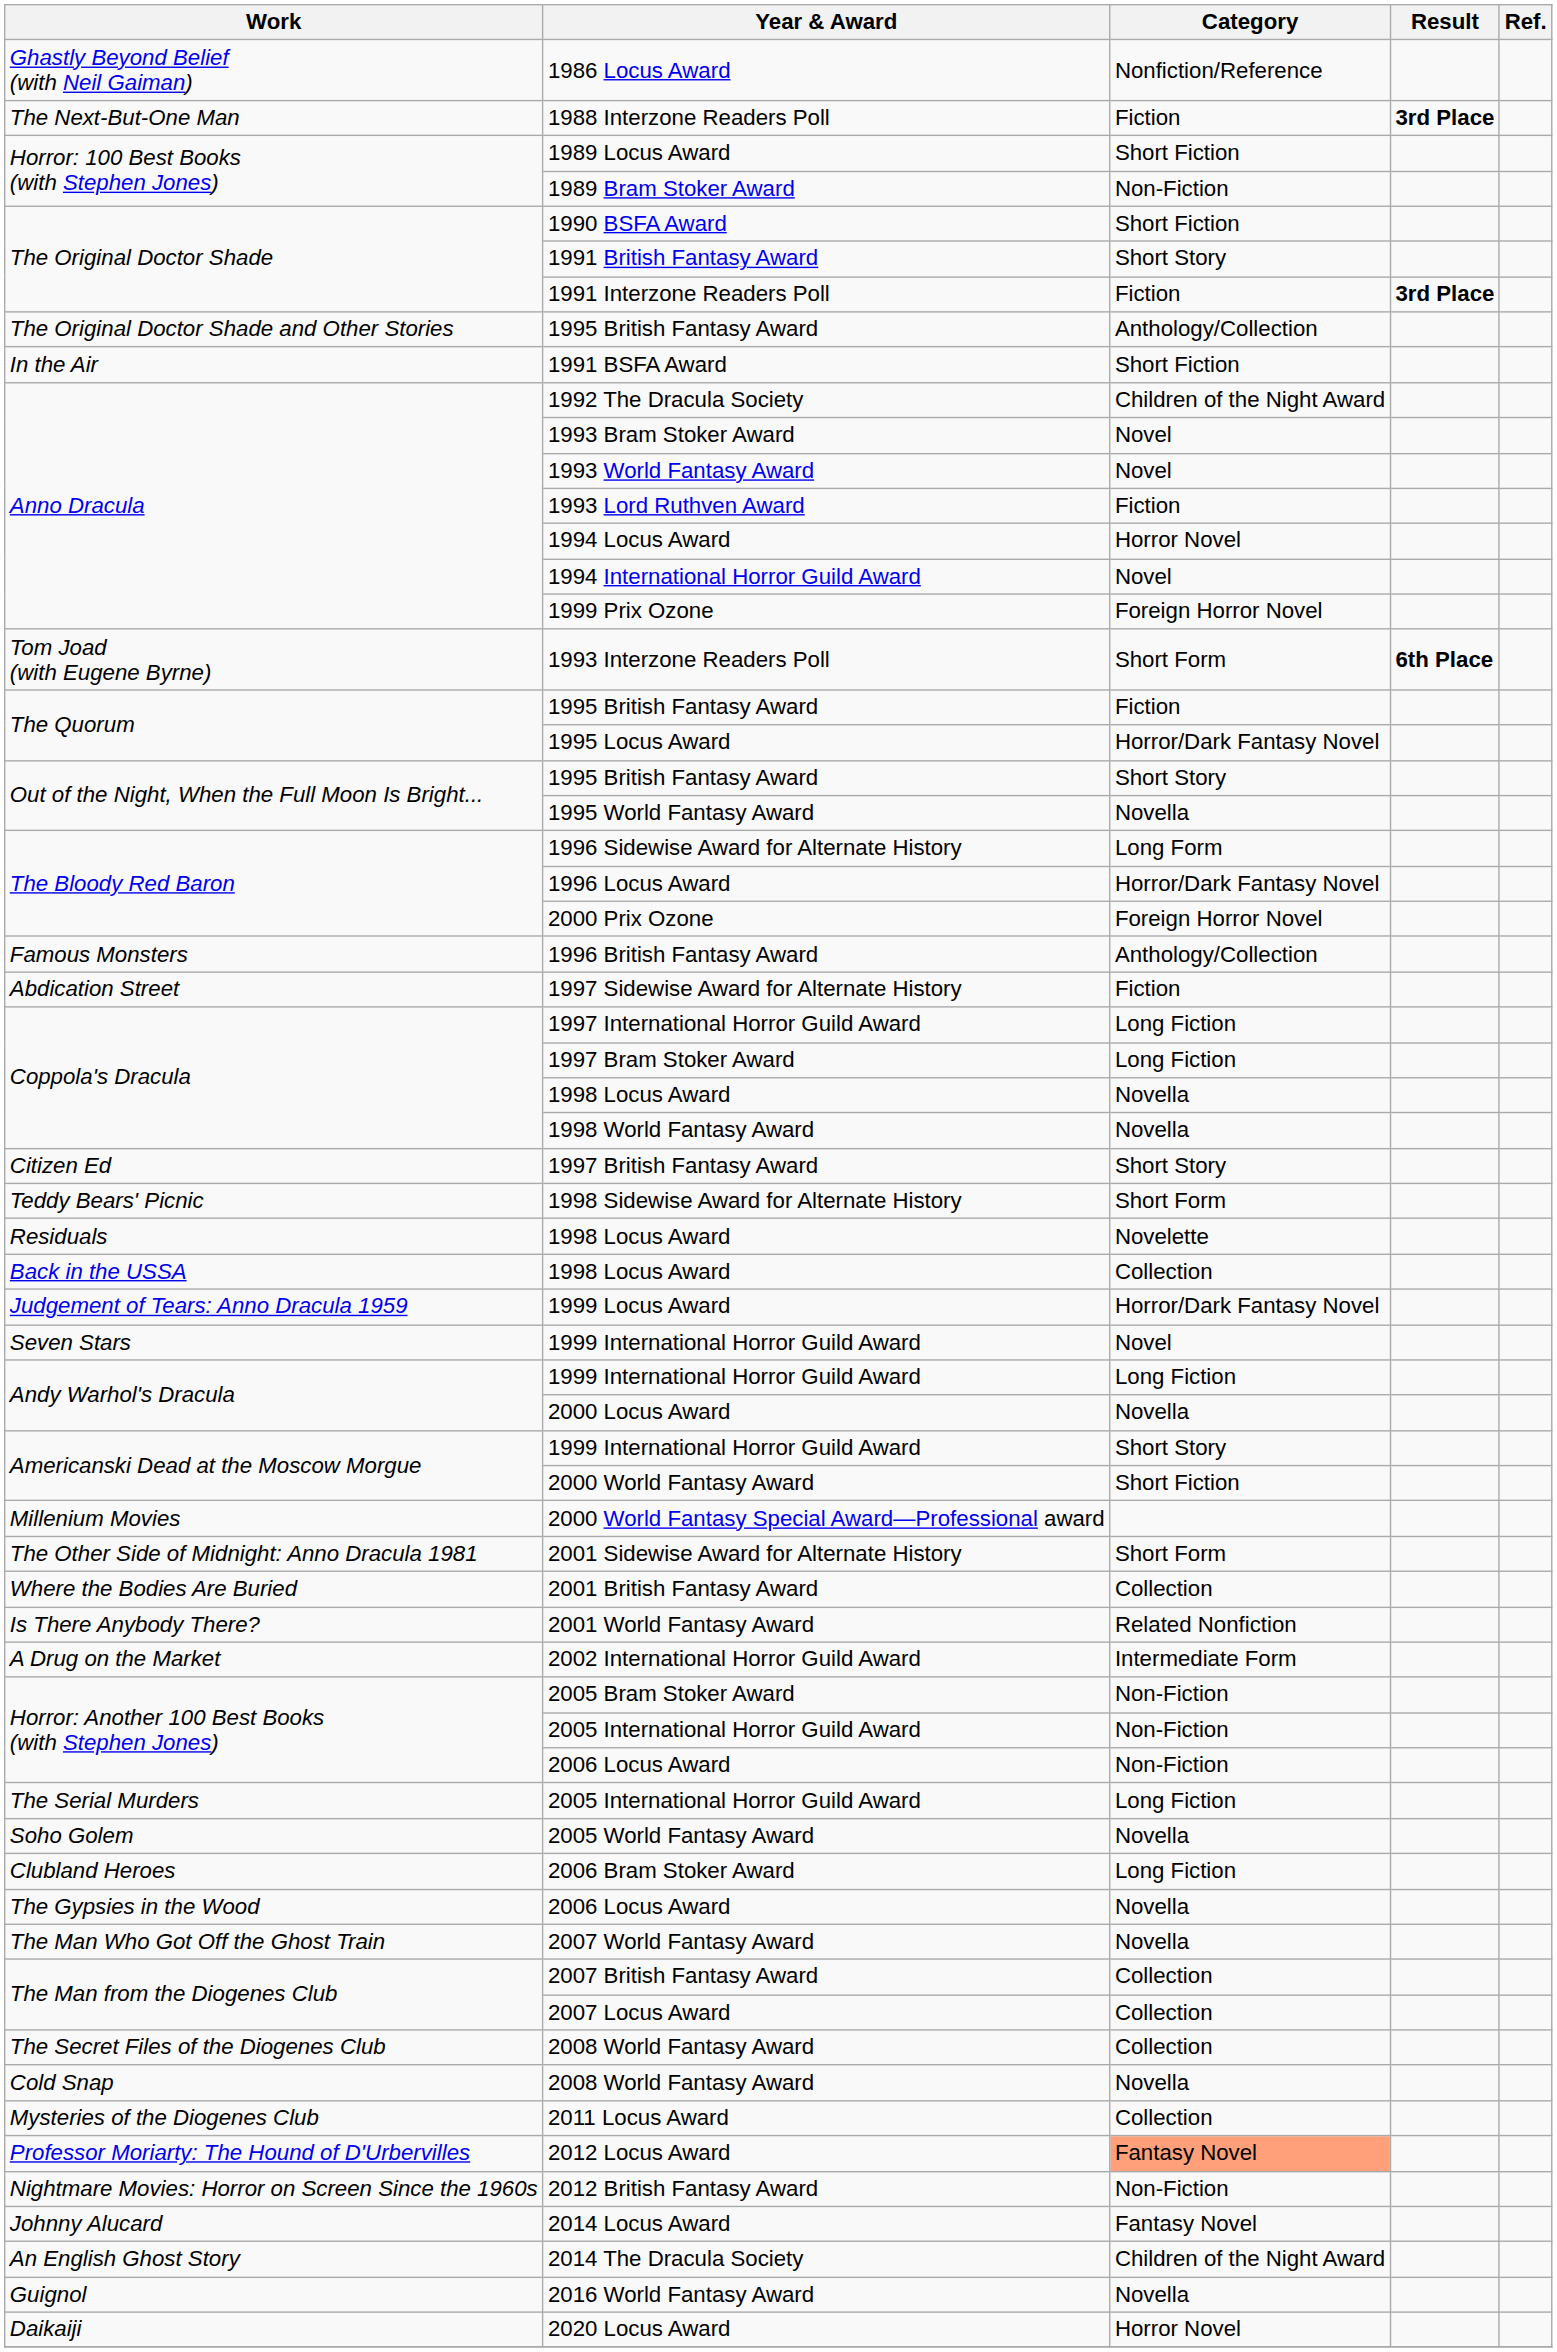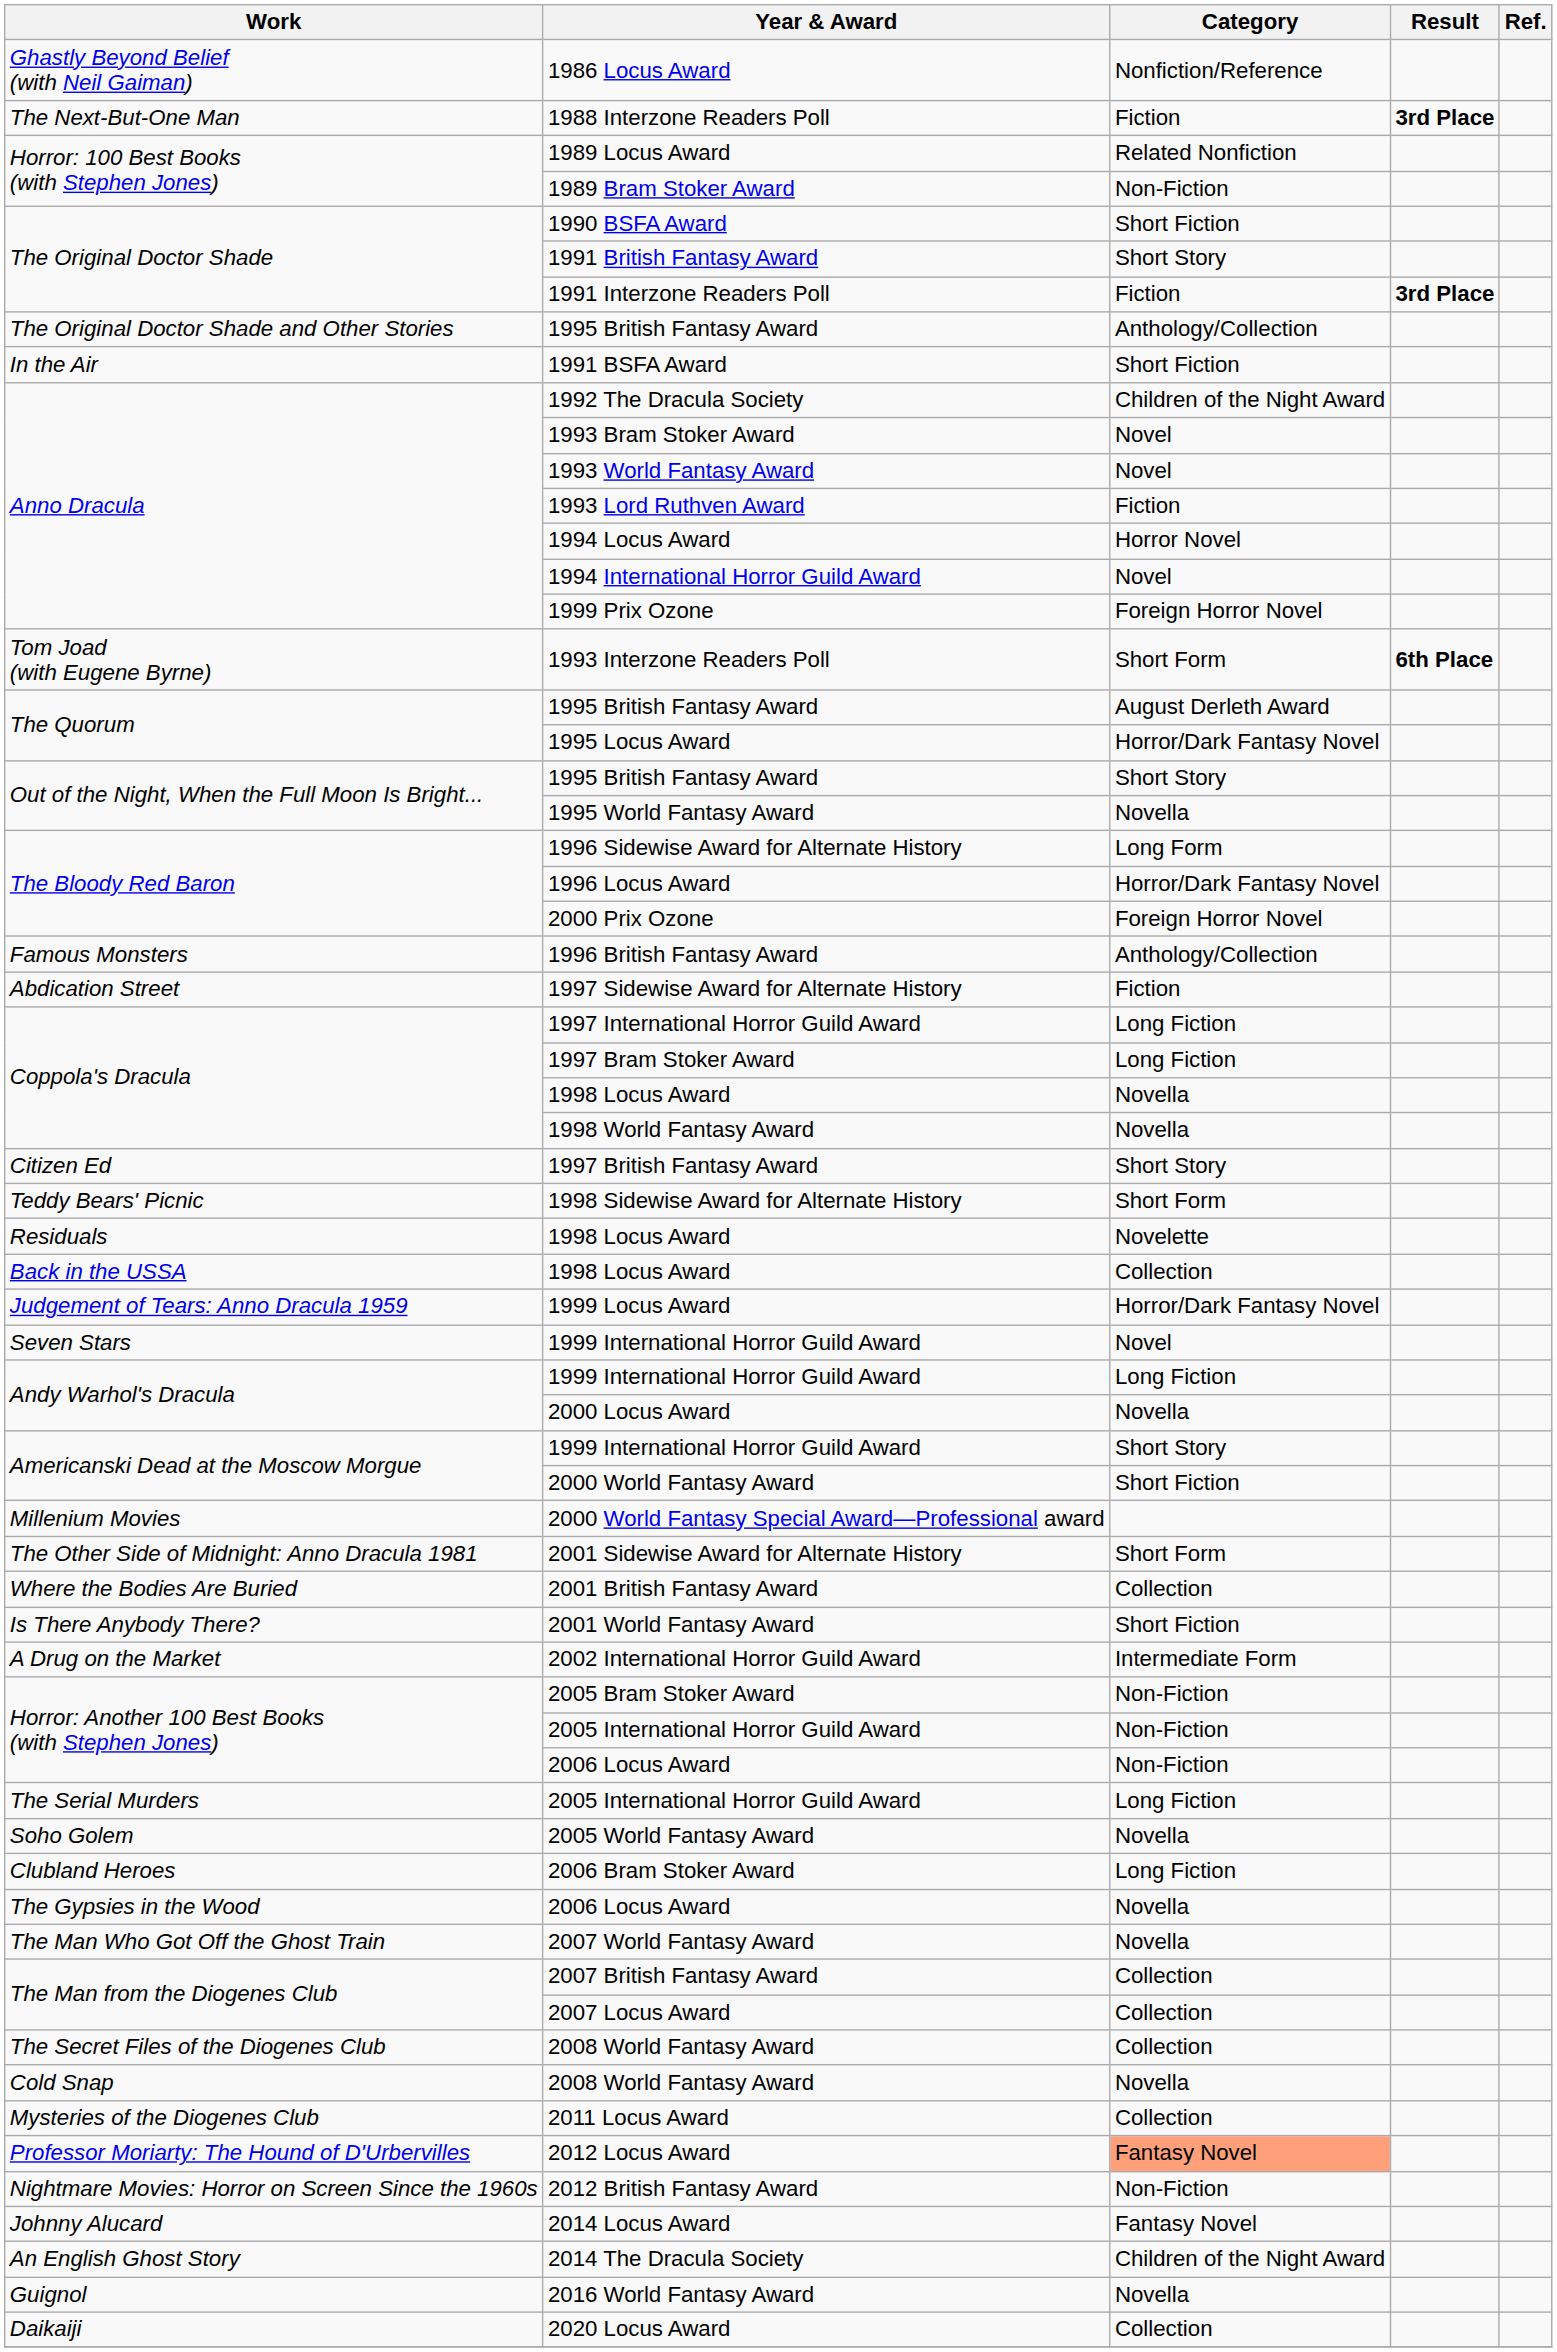(1177, 152) Short Fiction -> (1206, 152) Related Nonfiction
(1148, 707) Fiction -> (1222, 707) August Derleth Award
(1206, 1624) Related Nonfiction -> (1177, 1624) Short Fiction
(1178, 2329) Horror Novel -> (1164, 2329) Collection
